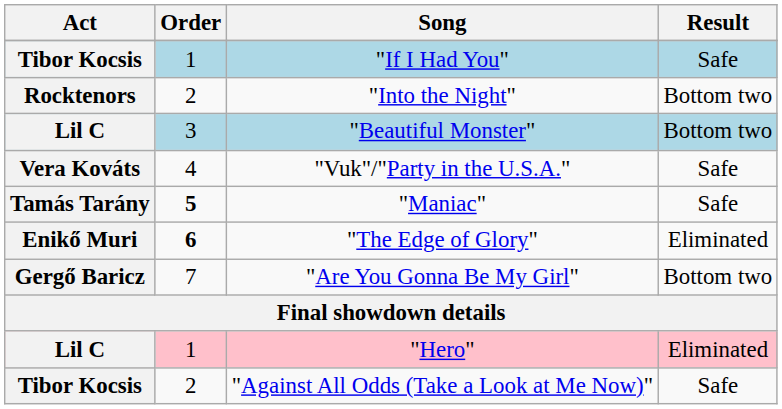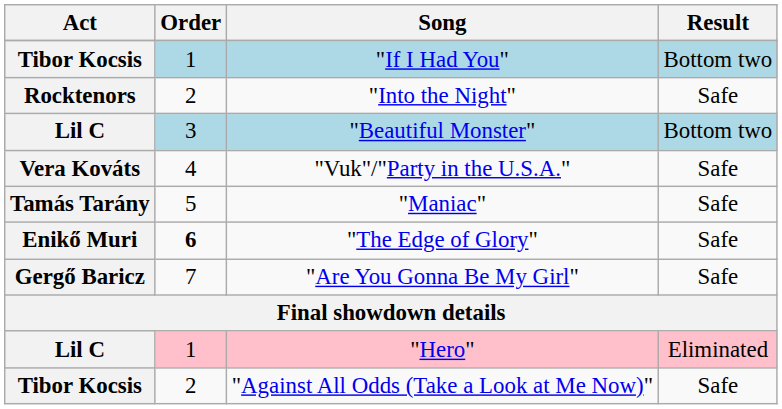(718, 58) Safe -> (718, 58) Bottom two
(718, 95) Bottom two -> (718, 95) Safe
(191, 204) bold -> (191, 204) normal
(718, 240) Eliminated -> (718, 240) Safe
(718, 276) Bottom two -> (718, 276) Safe
